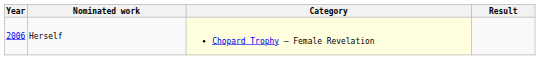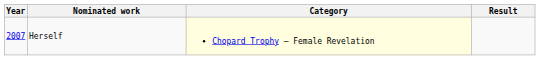(16, 36) 2006 -> (16, 36) 2007
